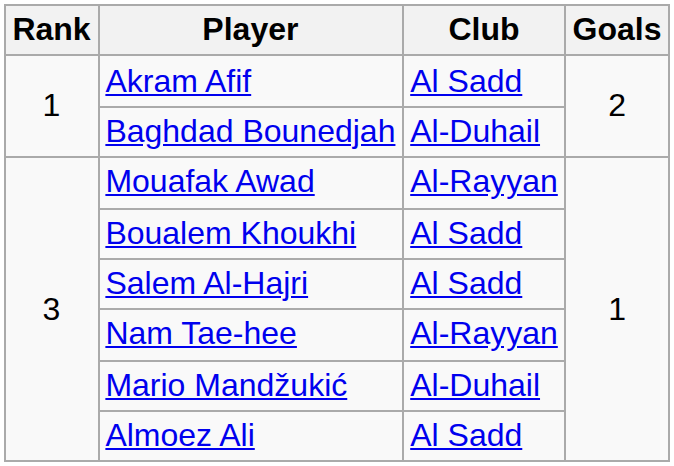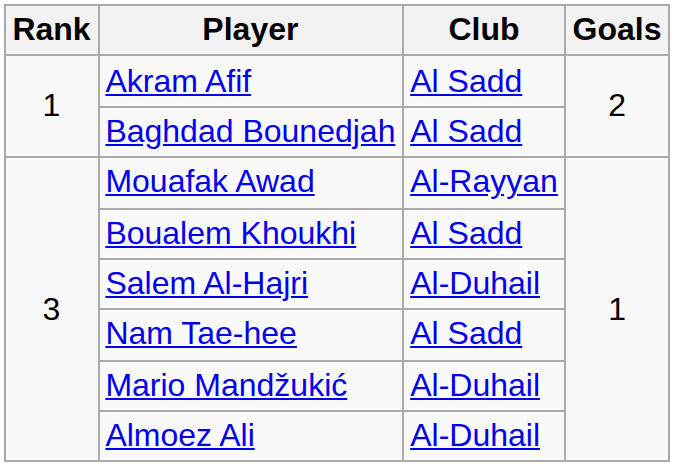(475, 131) Al-Duhail -> (466, 131) Al Sadd
(466, 283) Al Sadd -> (475, 283) Al-Duhail
(484, 334) Al-Rayyan -> (466, 334) Al Sadd
(466, 435) Al Sadd -> (475, 435) Al-Duhail
